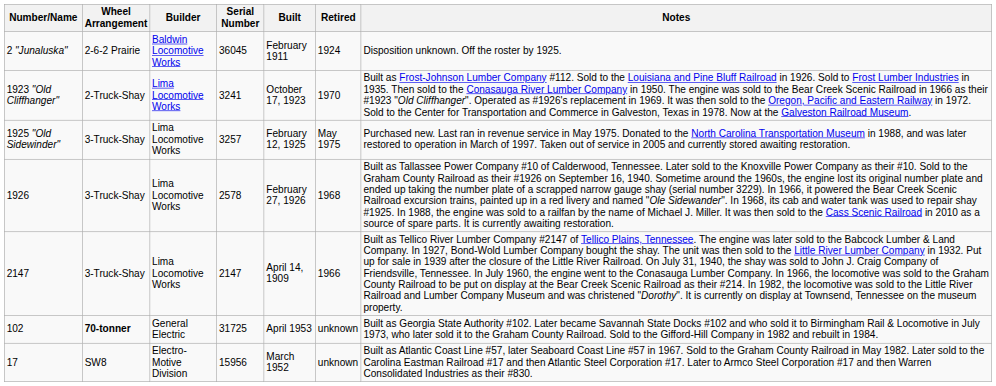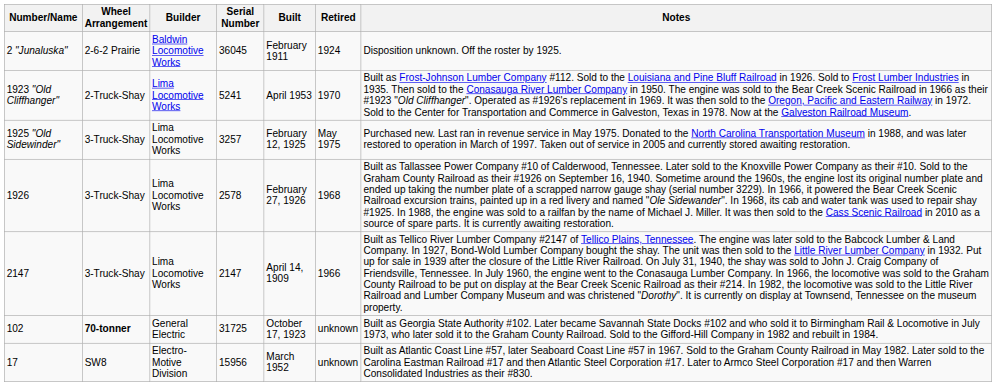(230, 95) 3241 -> (230, 95) 5241
(286, 95) October 17, 1923 -> (289, 95) April 1953
(289, 329) April 1953 -> (286, 329) October 17, 1923
